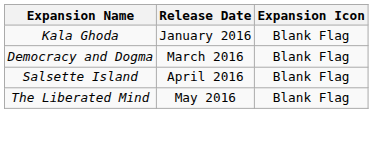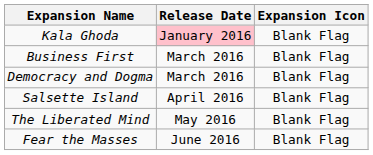(205, 36) no background -> (205, 36) pink background
+ row: (80, 56)
+ row: (80, 139)
